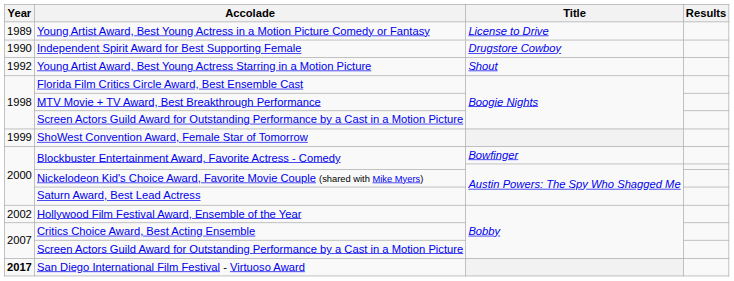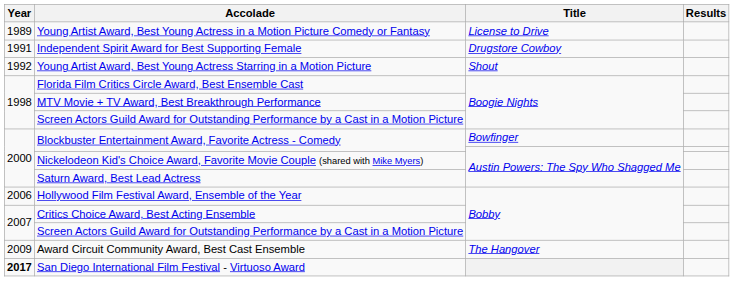(19, 48) 1990 -> (19, 48) 1991
- row: (172, 137)
(19, 213) 2002 -> (19, 196) 2006
+ row: (171, 249)
